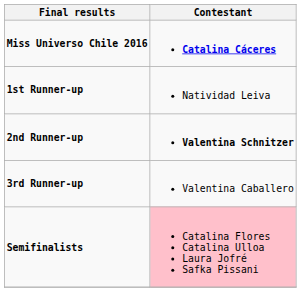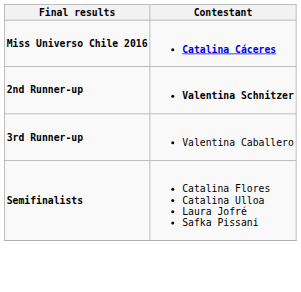- row: (45, 90)
(223, 253) pink background -> (223, 206) no background
